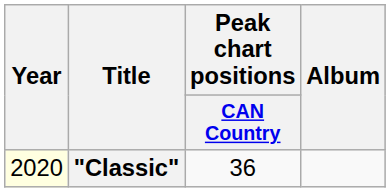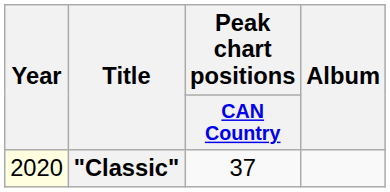(243, 167) 36 -> (243, 167) 37
